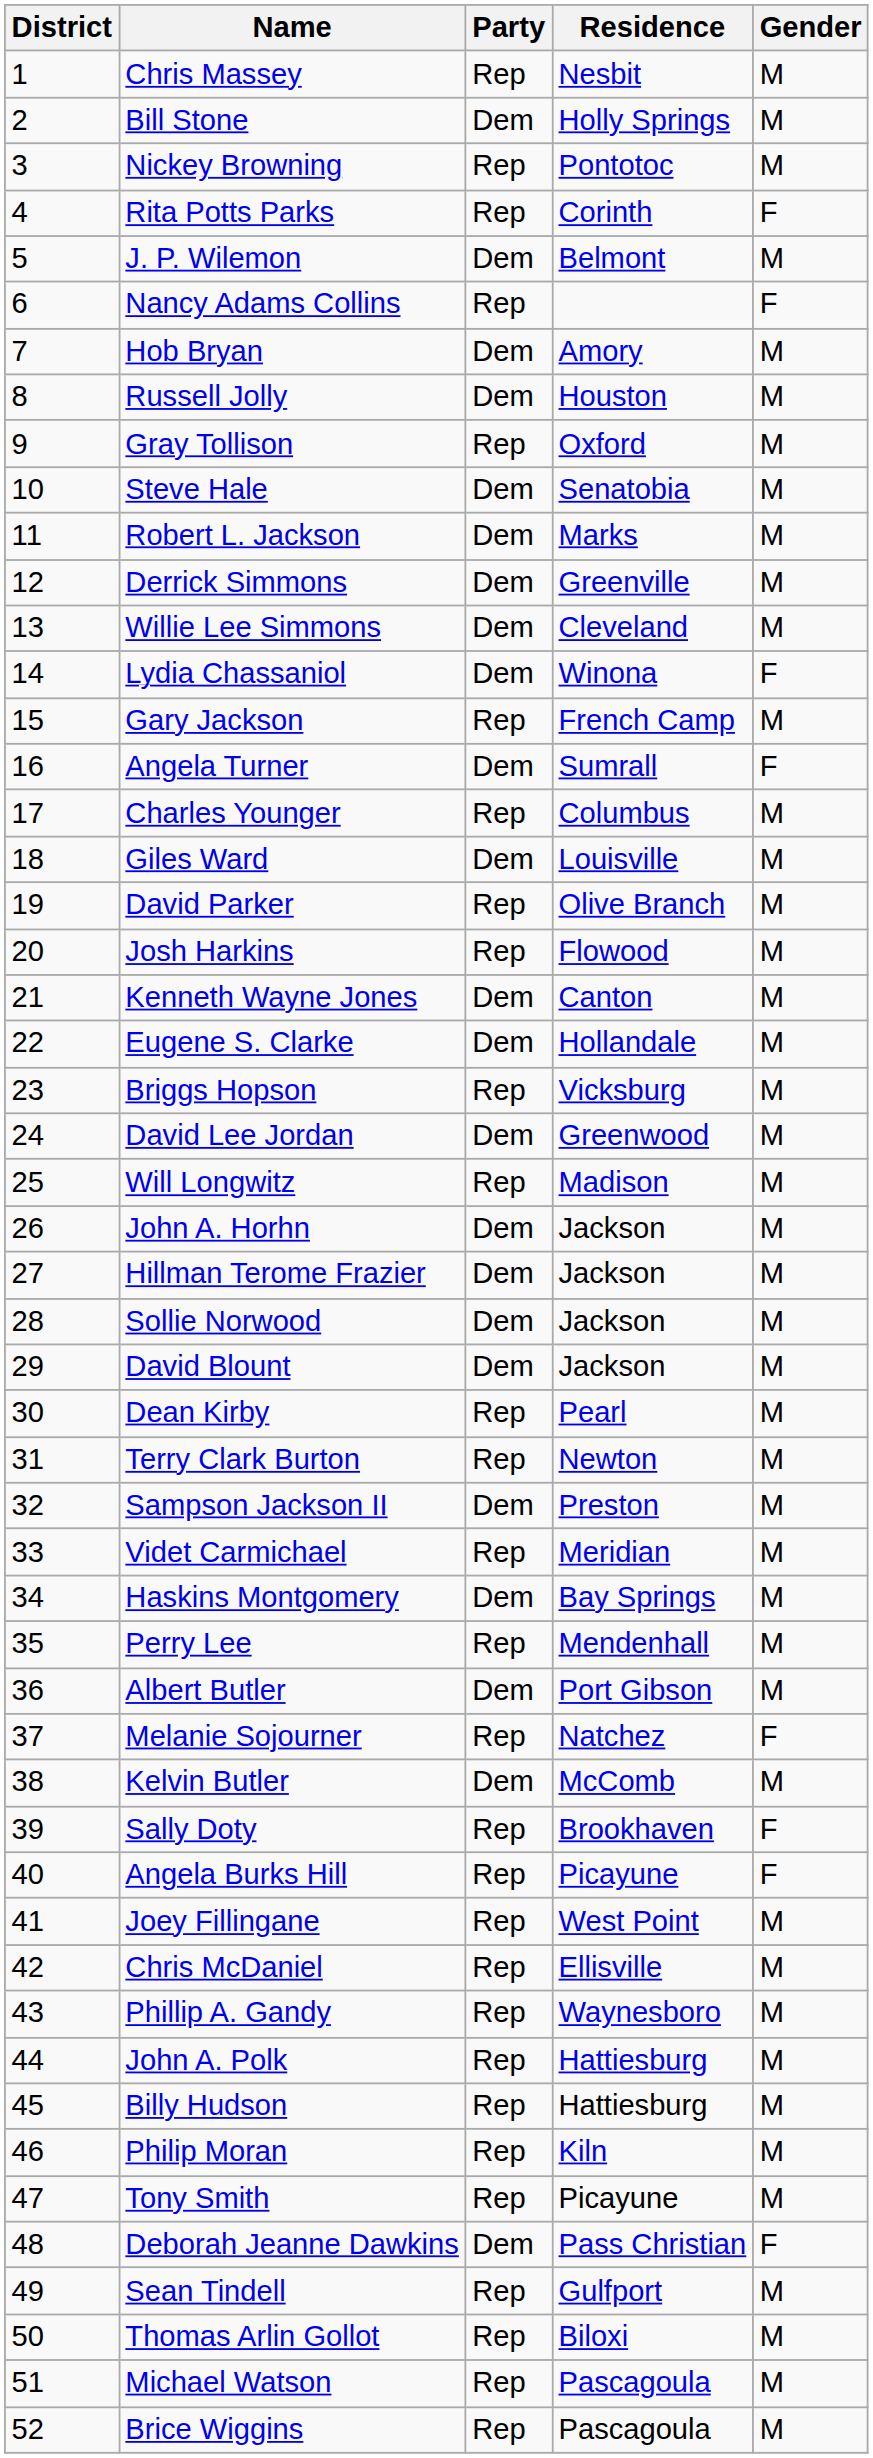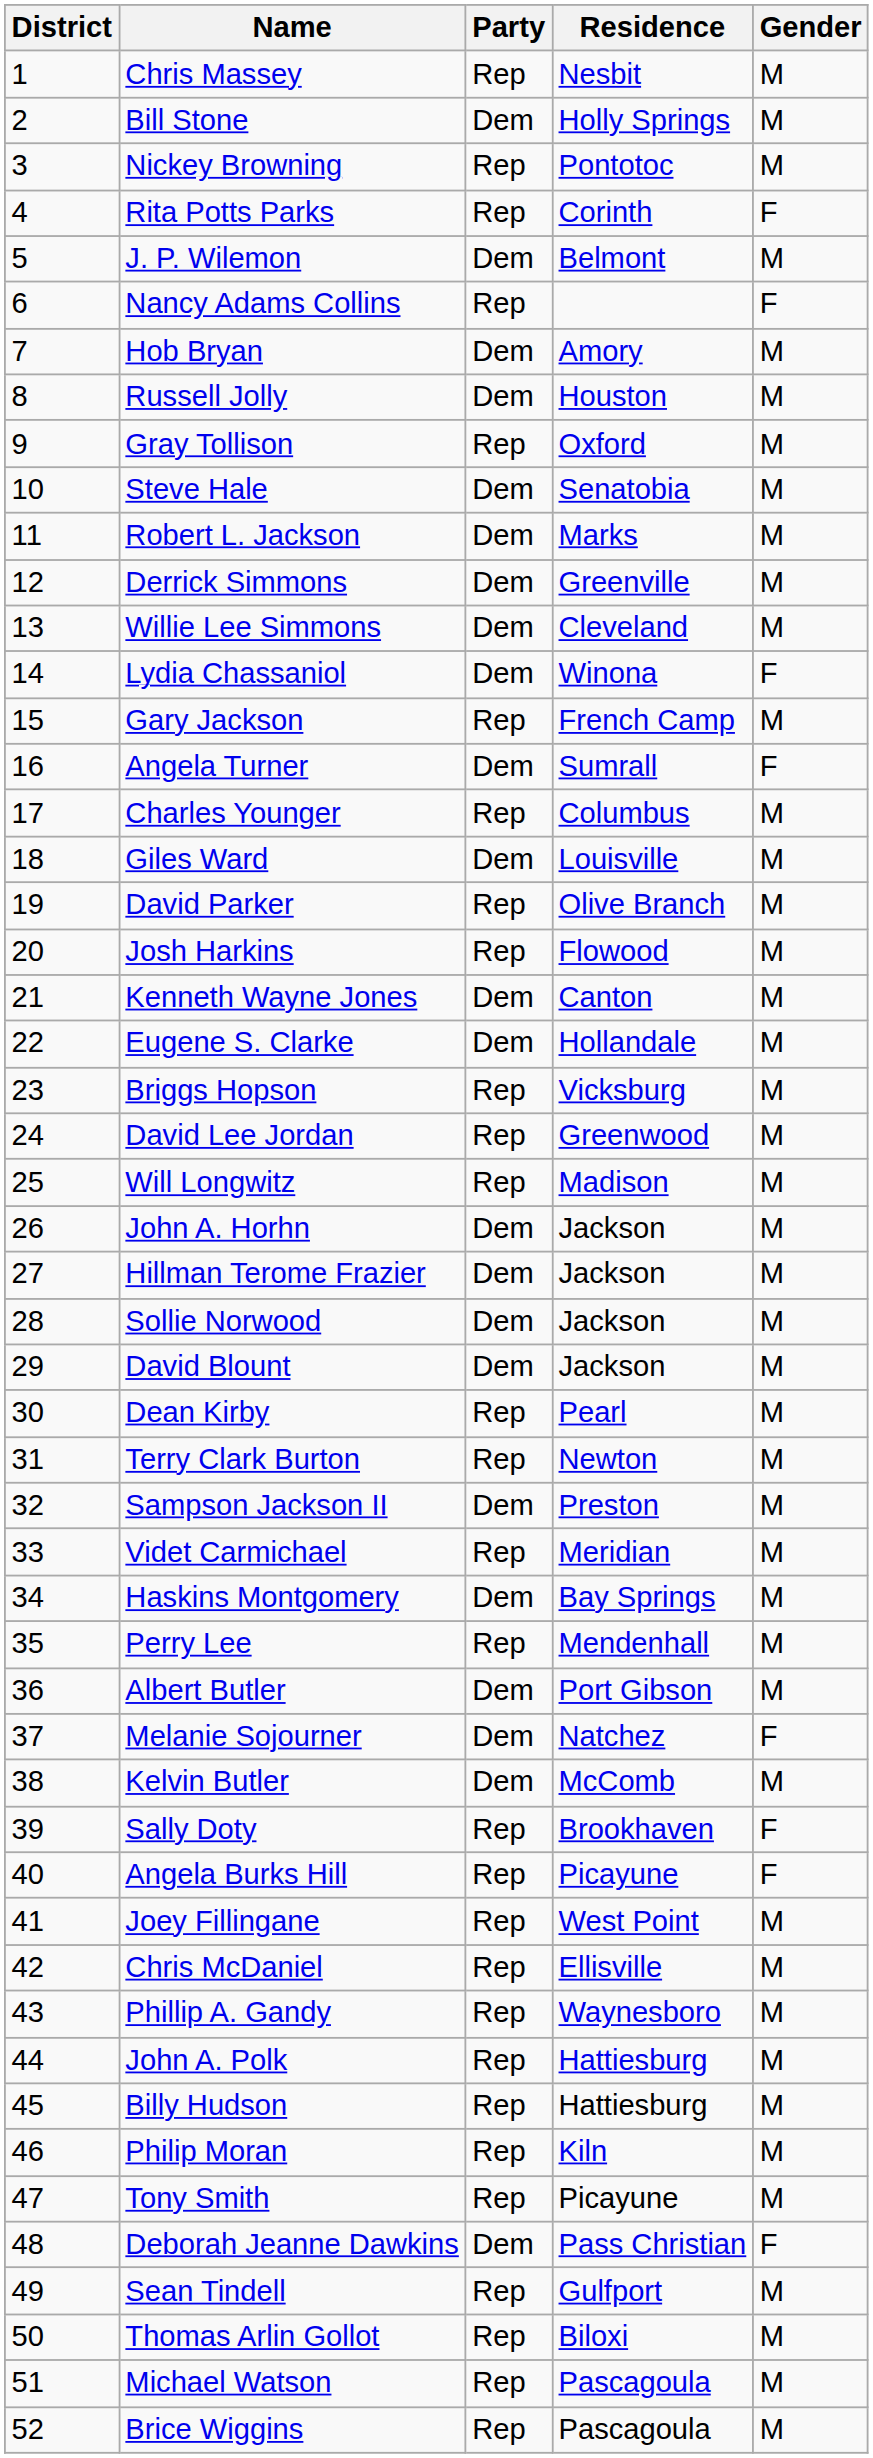(503, 1135) Dem -> (499, 1135) Rep
(499, 1736) Rep -> (503, 1736) Dem
